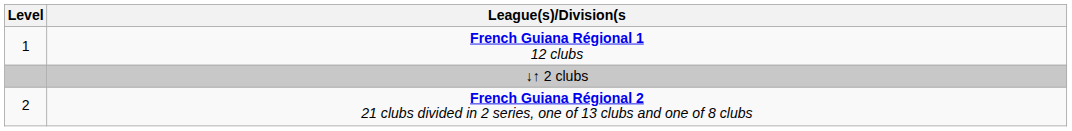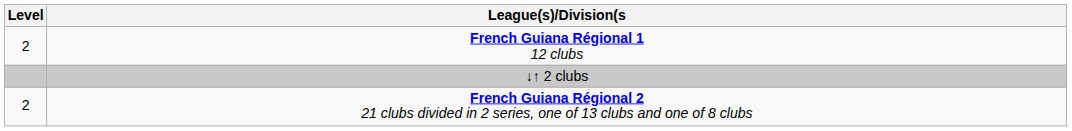(26, 45) 1 -> (26, 45) 2
